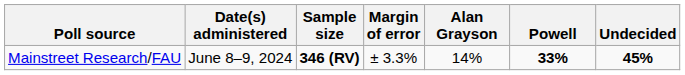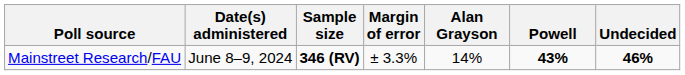(553, 58) 33% -> (553, 58) 43%
(638, 58) 45% -> (638, 58) 46%
